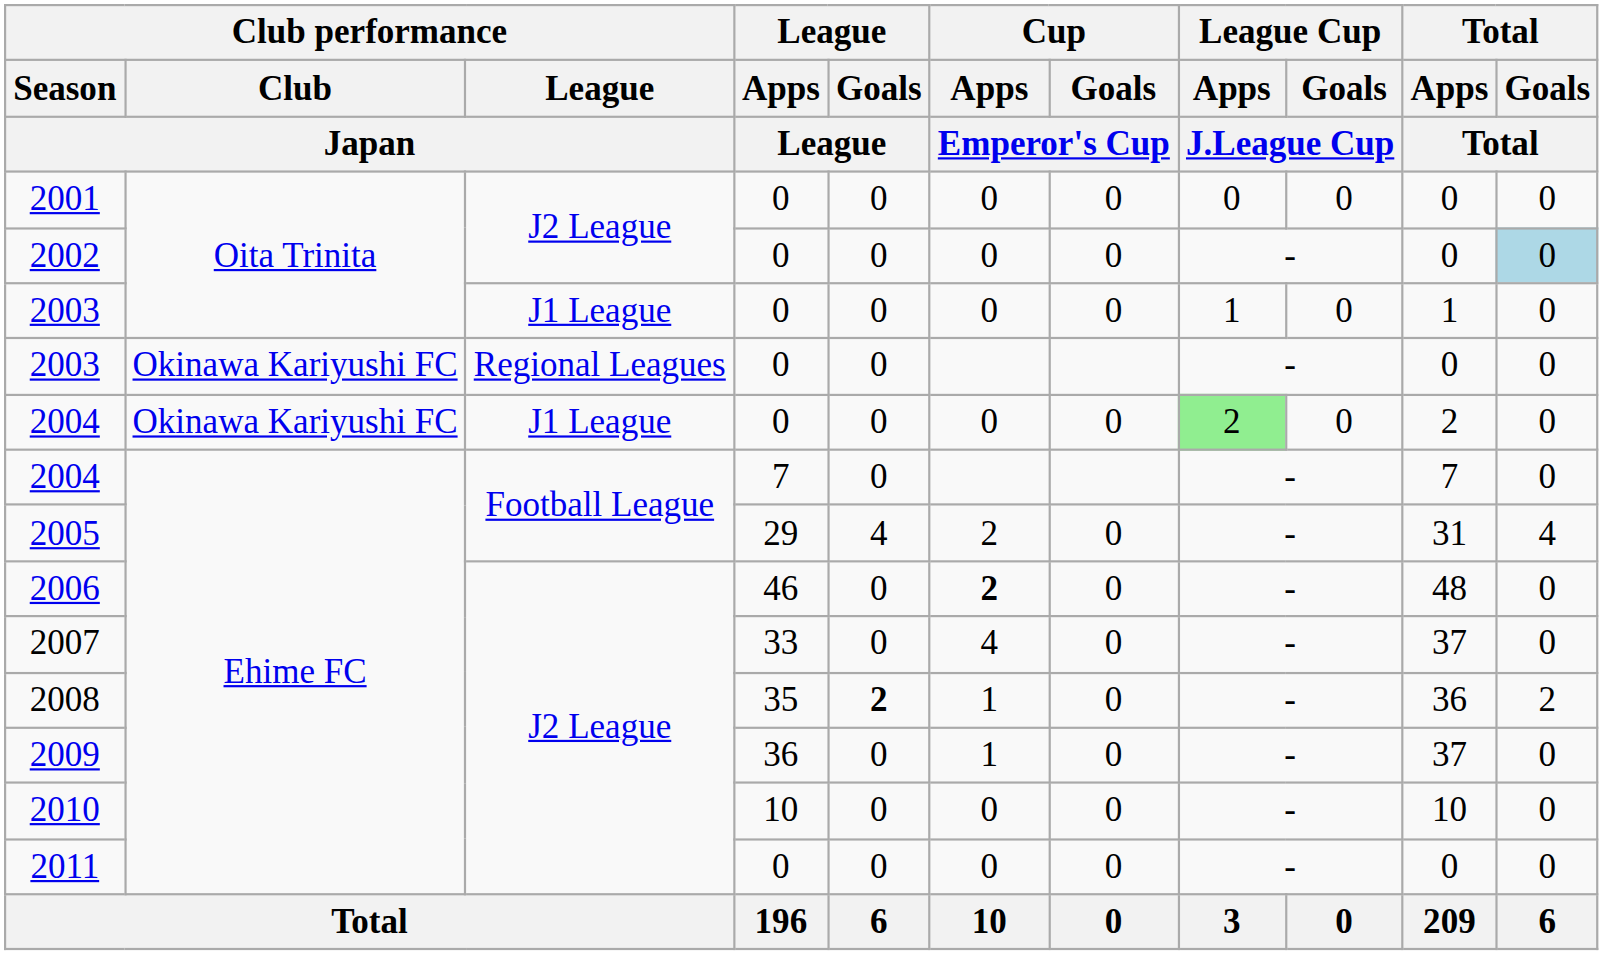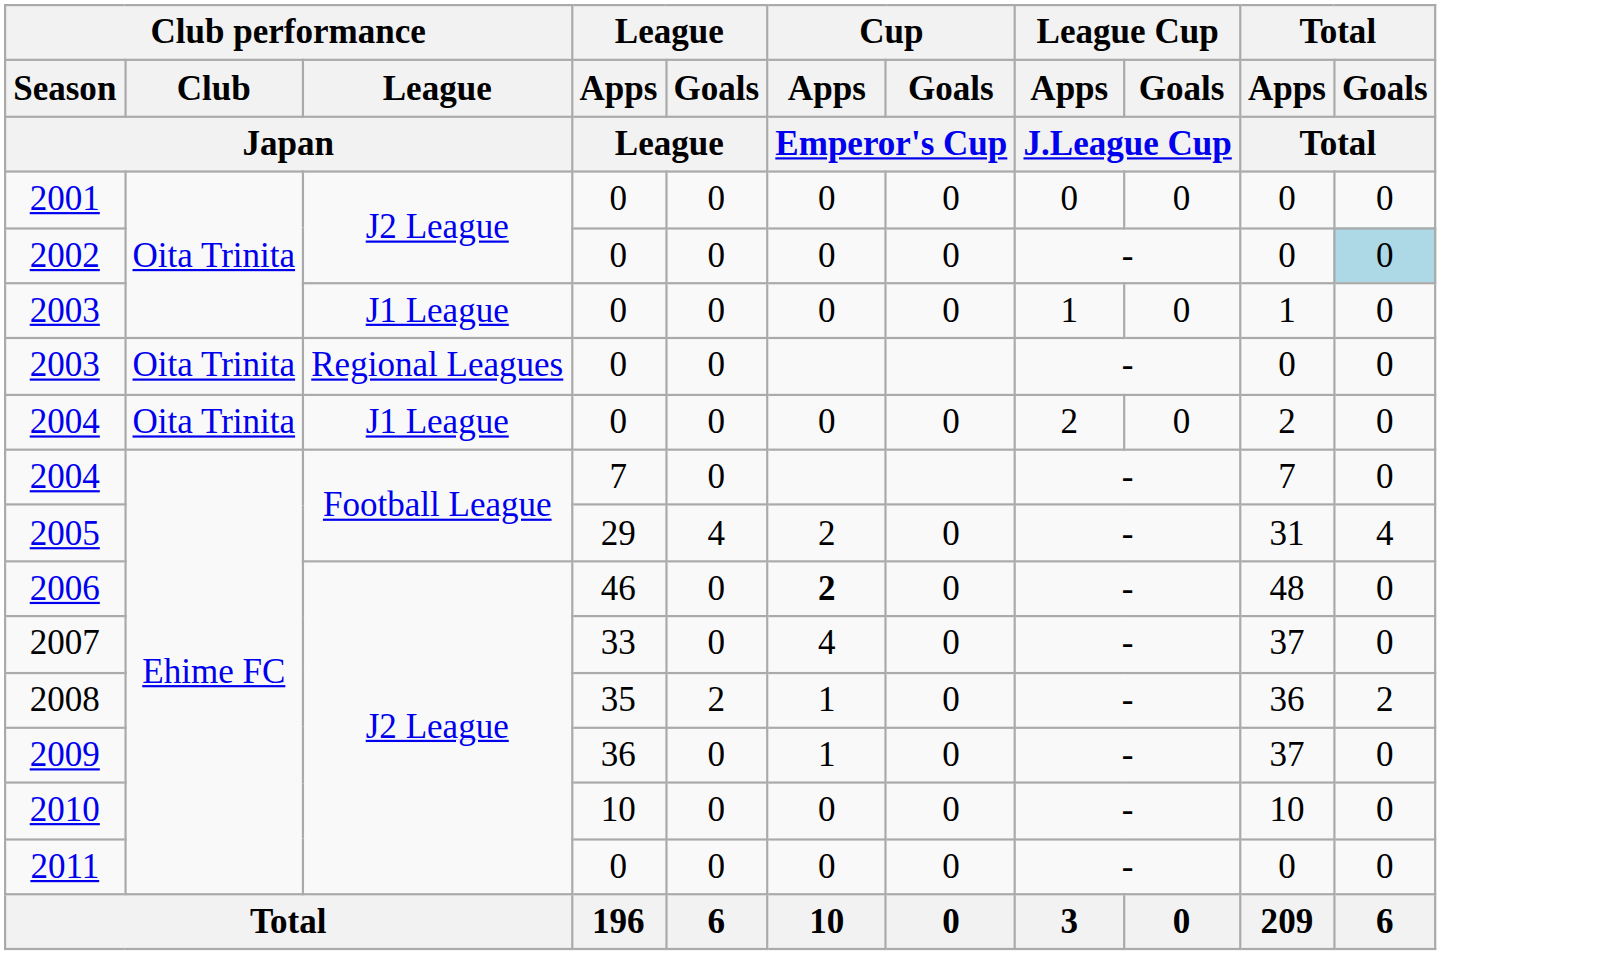(295, 365) Okinawa Kariyushi FC -> (214, 365) Oita Trinita
(295, 421) Okinawa Kariyushi FC -> (214, 421) Oita Trinita
(1232, 421) lightgreen background -> (1069, 421) no background
(879, 699) bold -> (716, 699) normal
